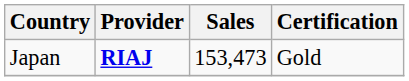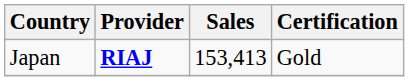(230, 57) 153,473 -> (230, 57) 153,413
